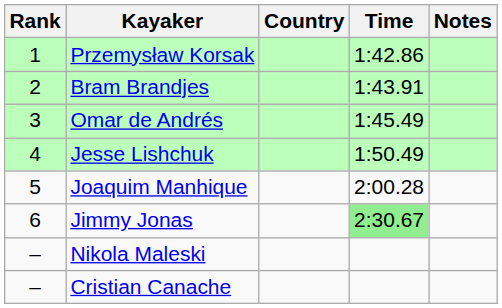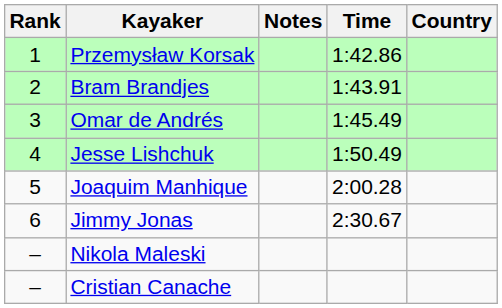columns swapped: (304, 21) <-> (463, 21)
(389, 220) lightgreen background -> (367, 220) no background
